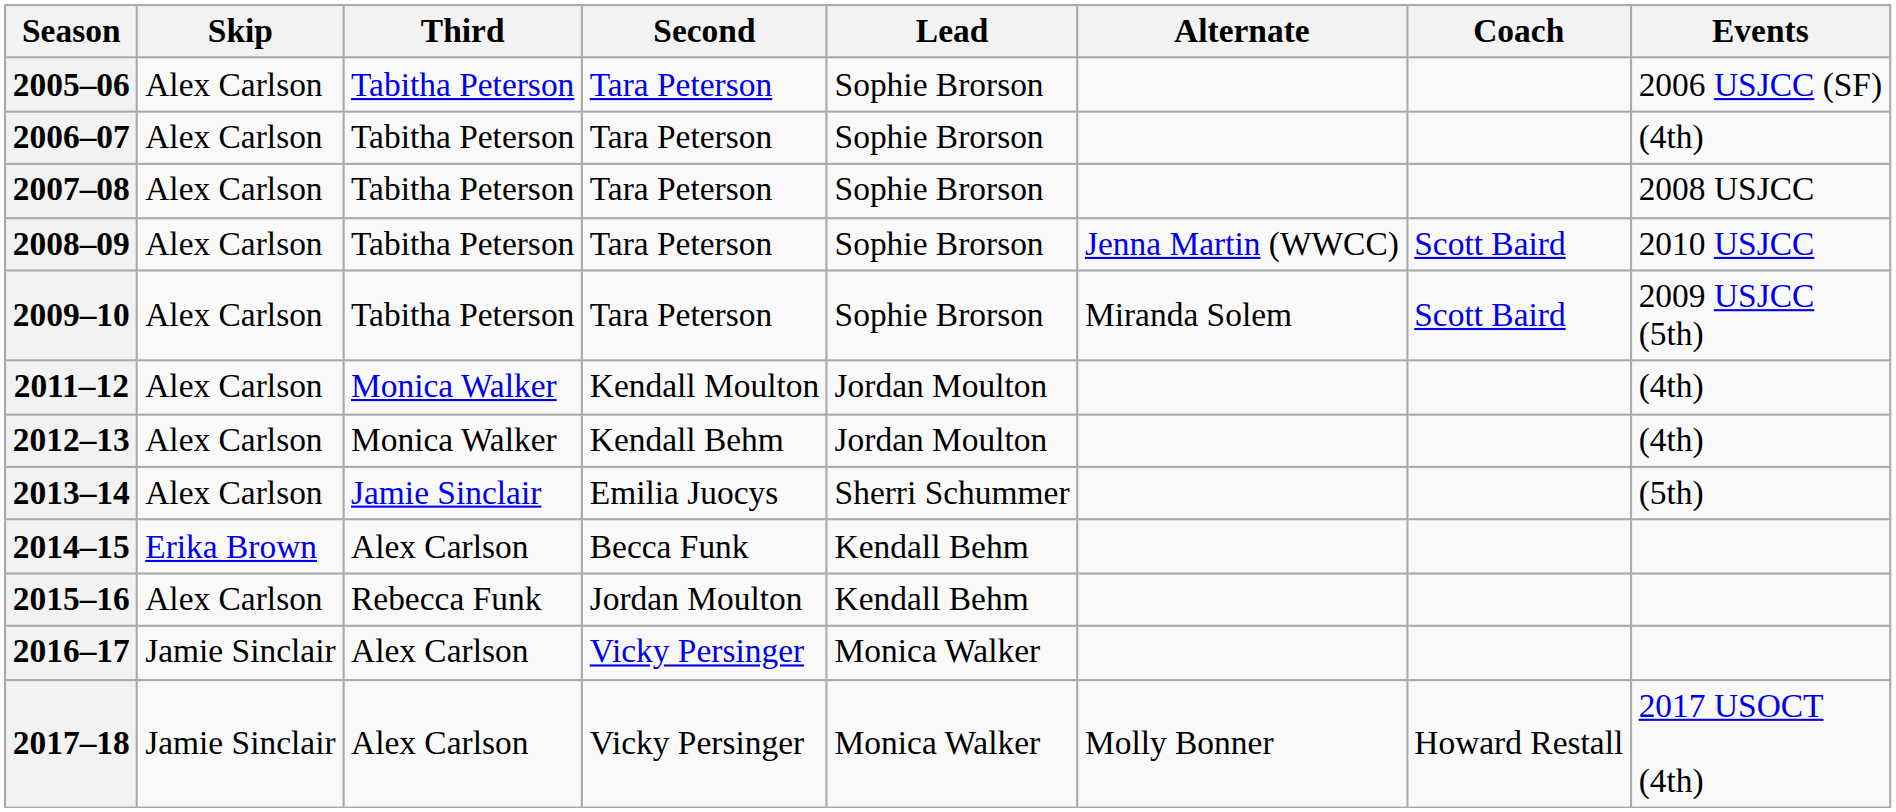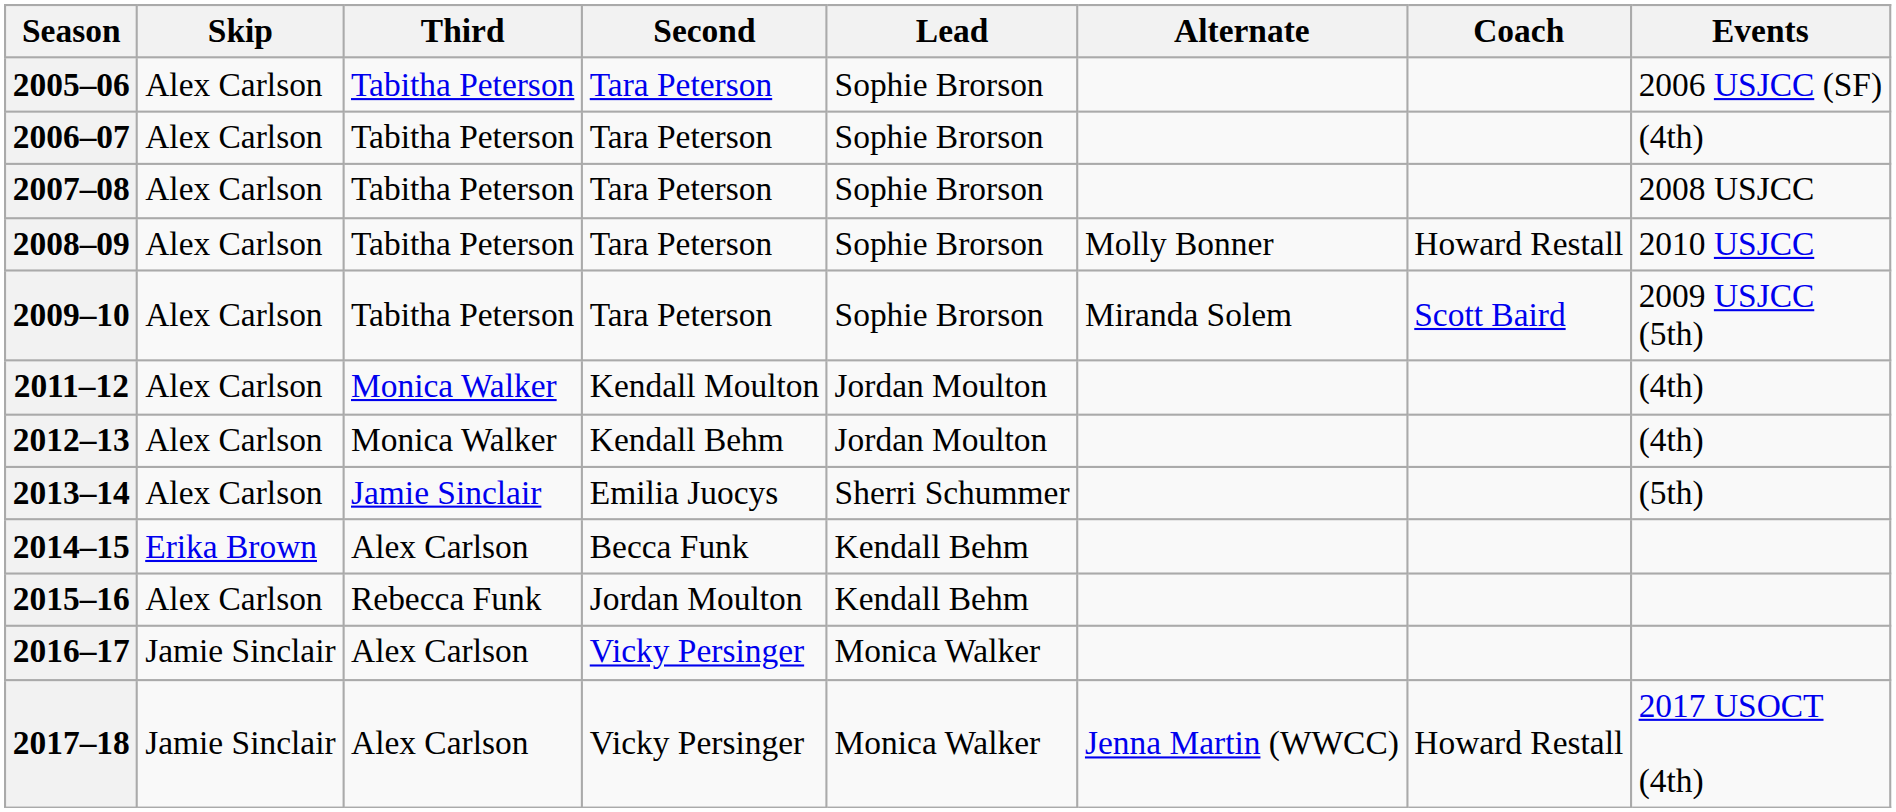(1242, 243) Jenna Martin (WWCC) -> (1179, 243) Molly Bonner
(1490, 243) Scott Baird -> (1519, 243) Howard Restall
(1179, 742) Molly Bonner -> (1242, 742) Jenna Martin (WWCC)
